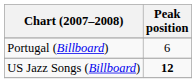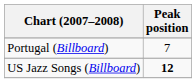(167, 48) 6 -> (167, 48) 7
